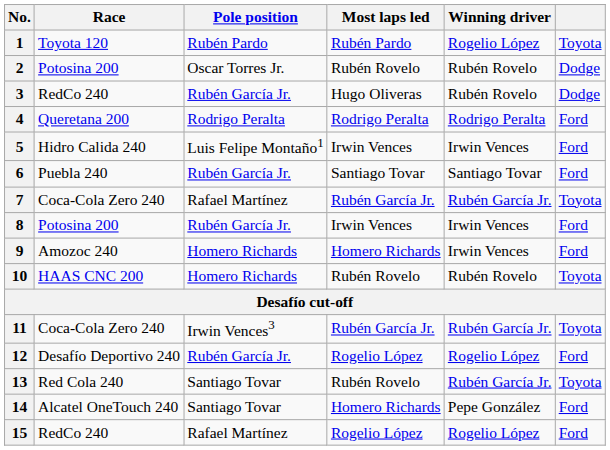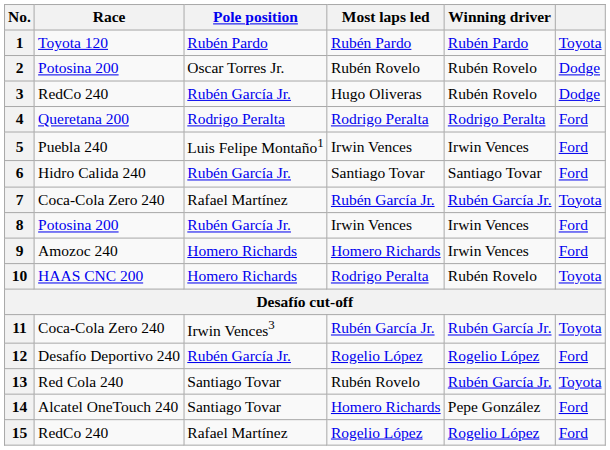(494, 43) Rogelio López -> (488, 43) Rubén Pardo
(92, 146) Hidro Calida 240 -> (73, 146) Puebla 240
(73, 173) Puebla 240 -> (92, 173) Hidro Calida 240
(375, 276) Rubén Rovelo -> (380, 276) Rodrigo Peralta
